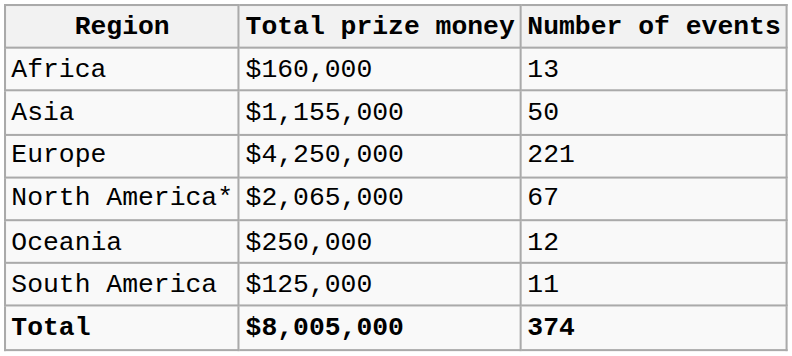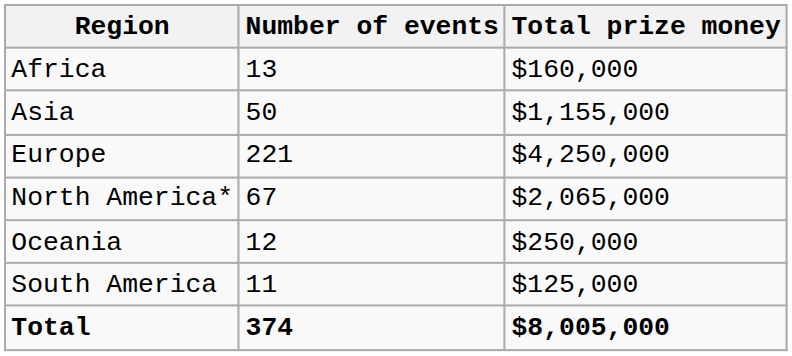columns swapped: (654, 27) <-> (380, 27)
